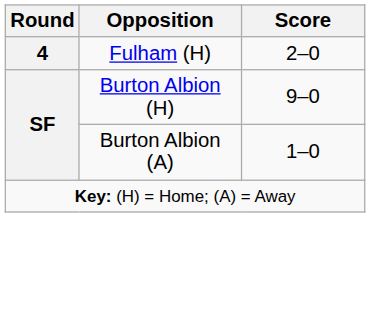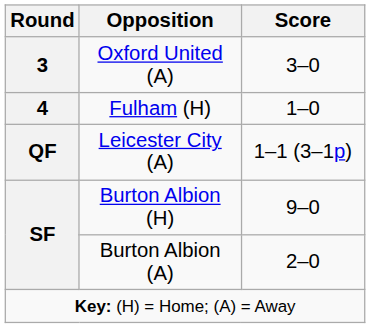+ row: (160, 64)
(303, 53) 2–0 -> (303, 108) 1–0
+ row: (160, 151)
(303, 151) 1–0 -> (303, 262) 2–0
